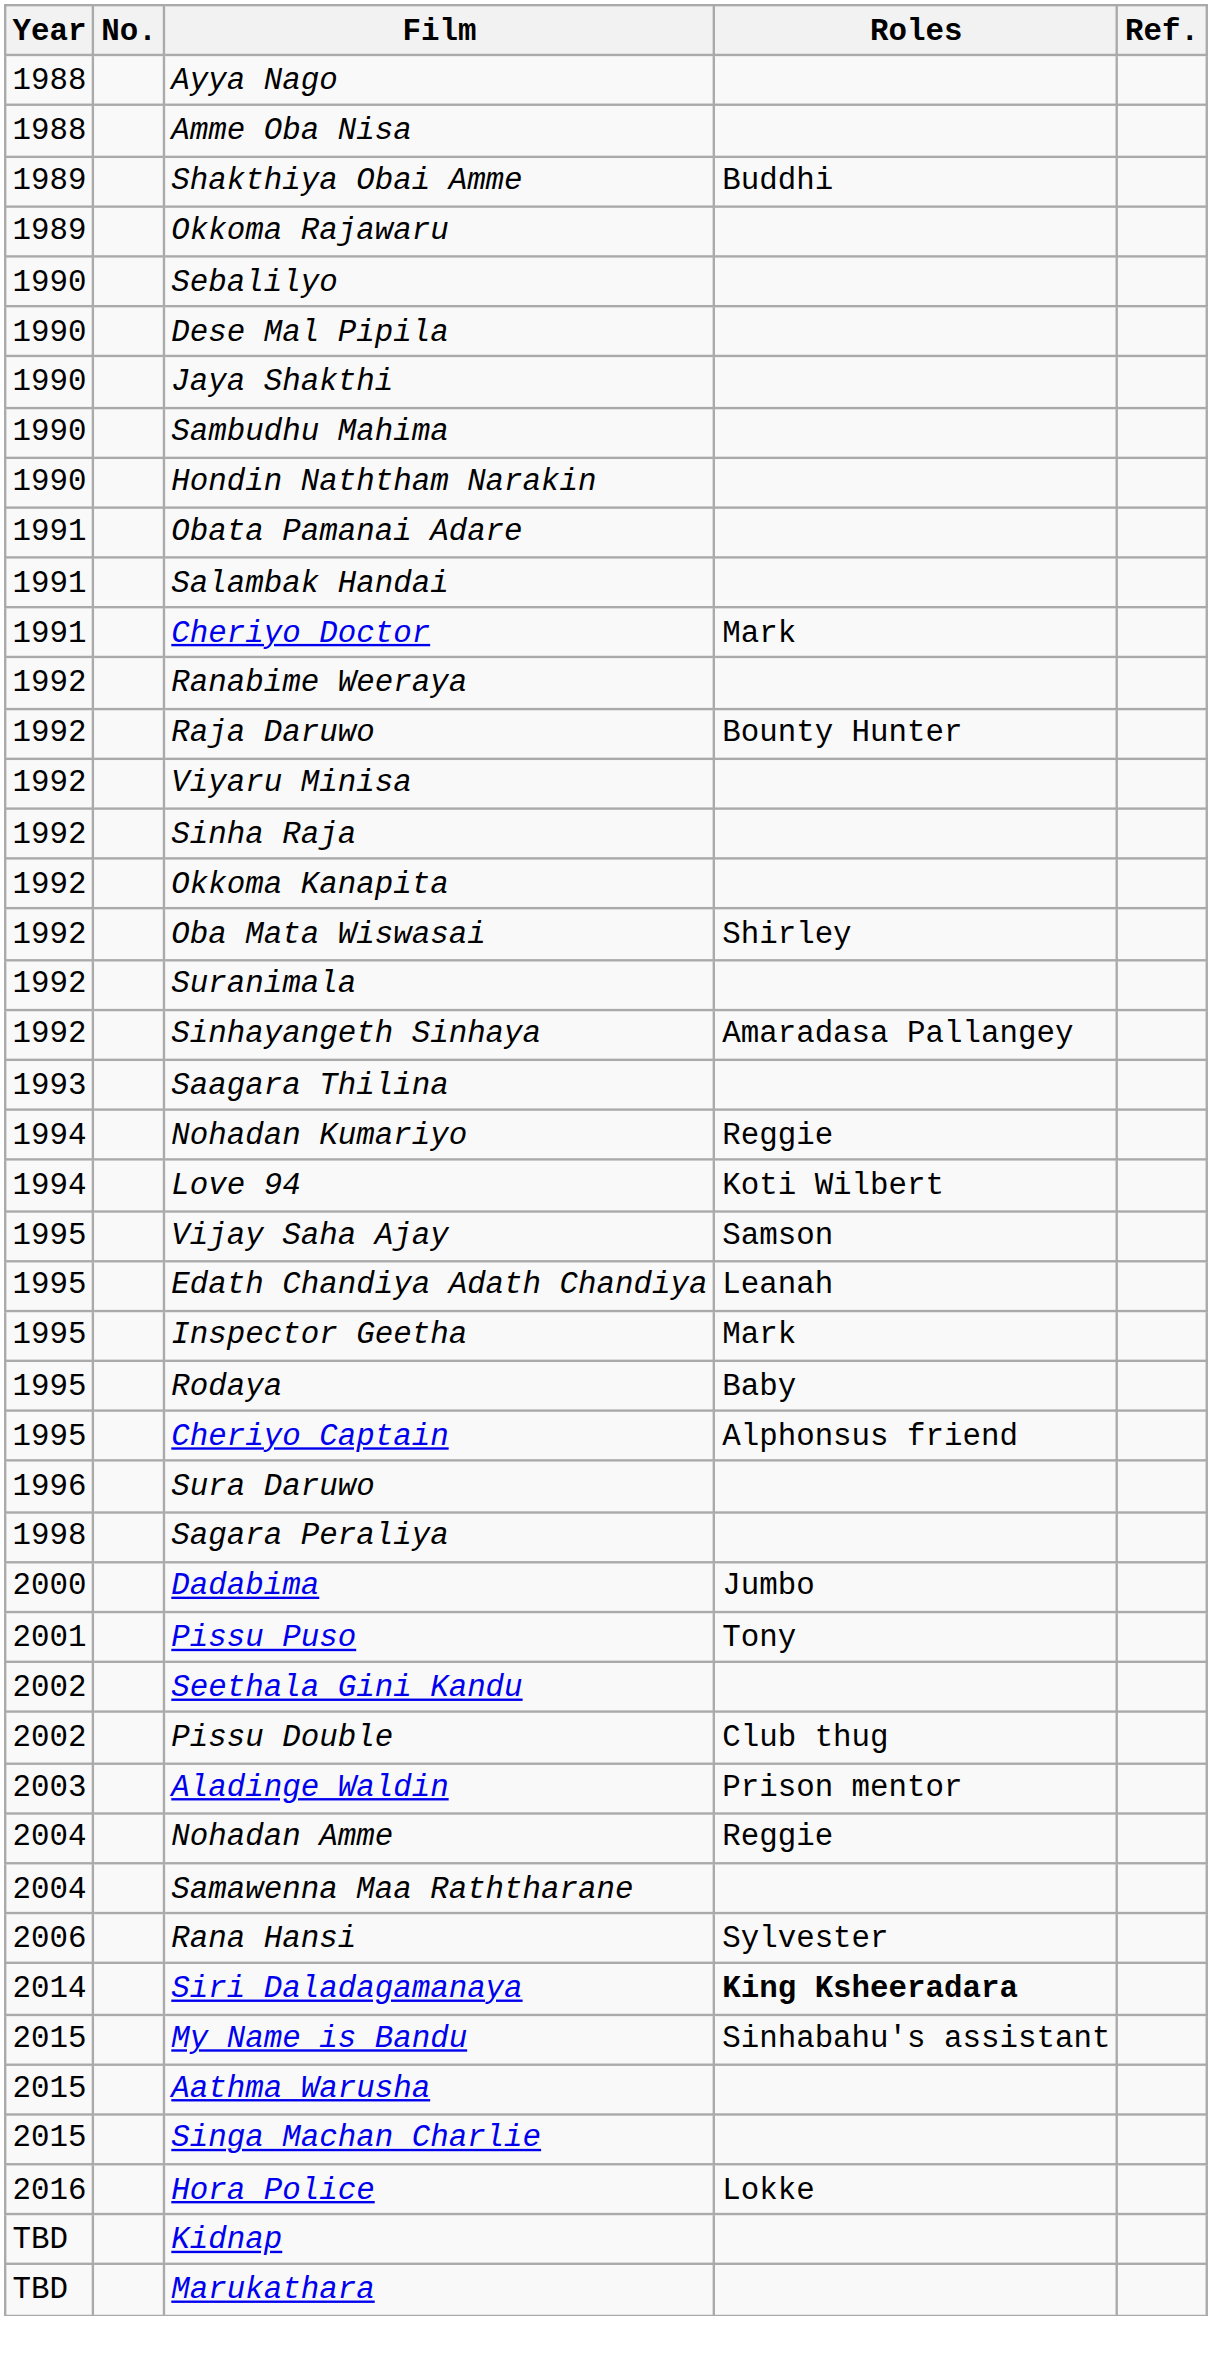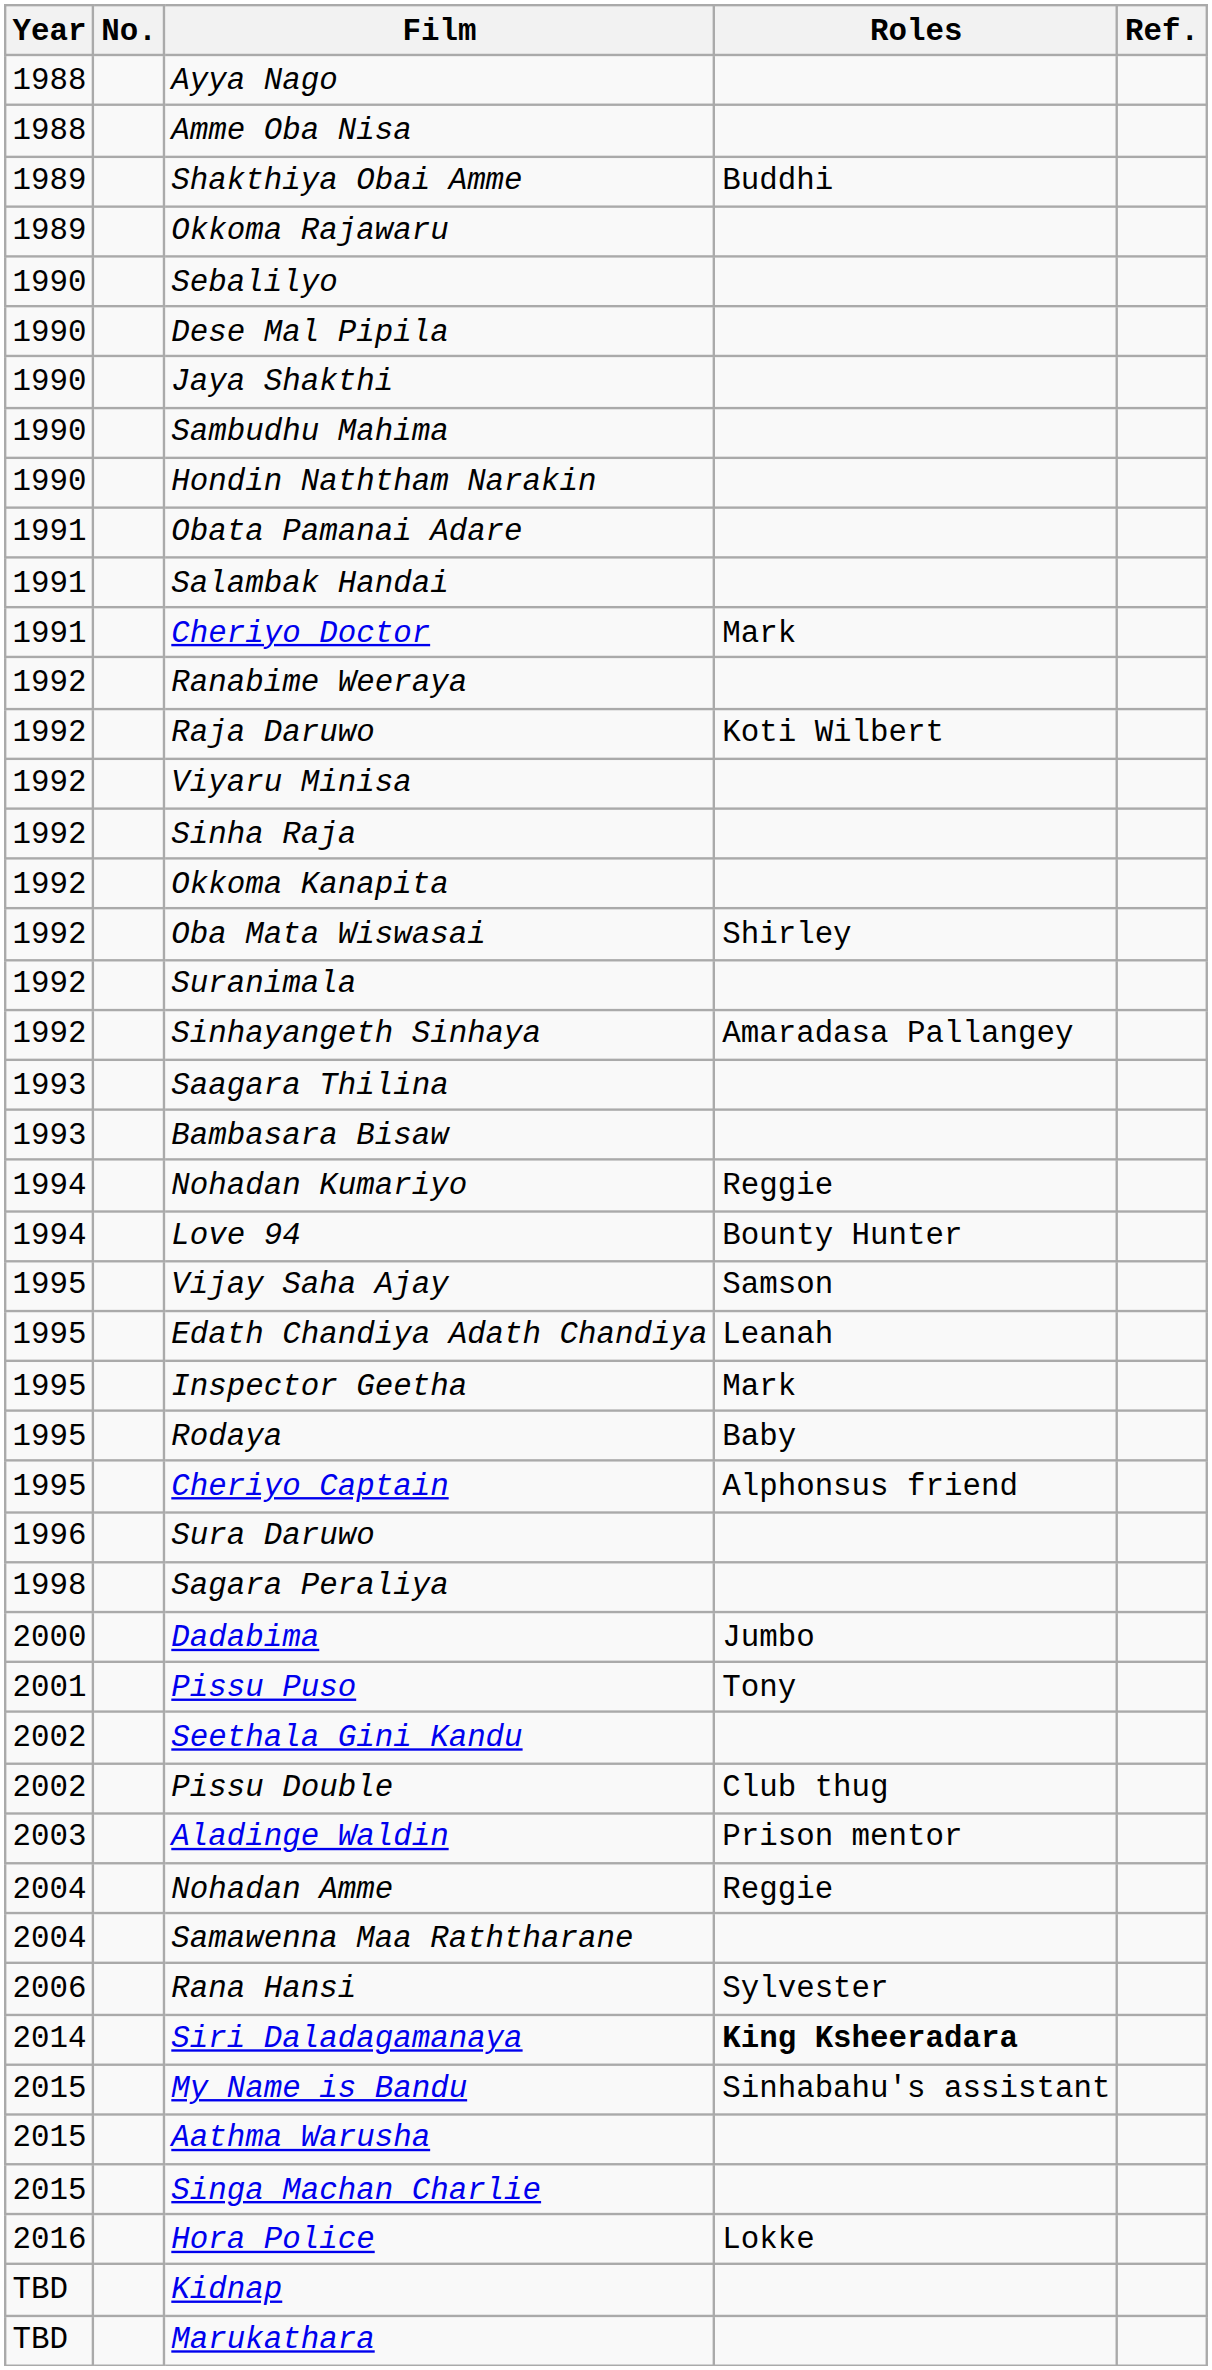(842, 733) Bounty Hunter -> (833, 733) Koti Wilbert
+ row: (310, 1135)
(833, 1185) Koti Wilbert -> (842, 1235) Bounty Hunter
